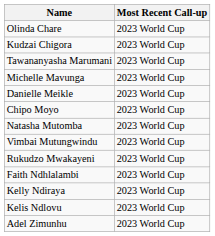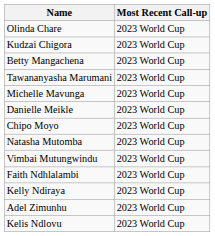+ row: (45, 61)
- row: (51, 158)
rows swapped: (34, 207) <-> (37, 223)
